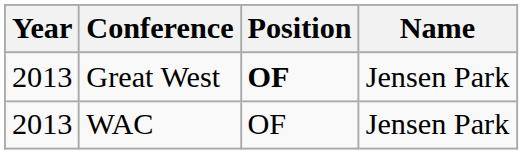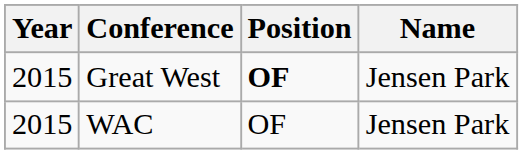(42, 76) 2013 -> (42, 76) 2015
(42, 124) 2013 -> (42, 124) 2015
